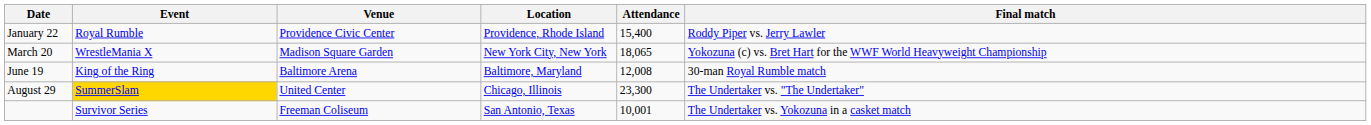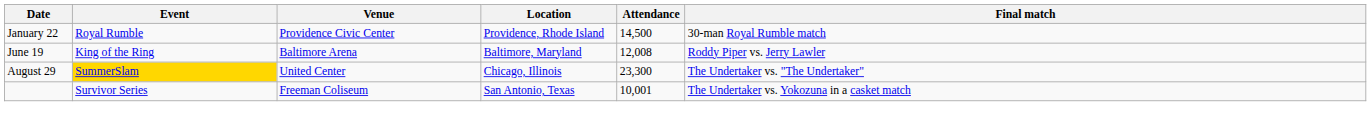(636, 33) 15,400 -> (636, 33) 14,500
(757, 33) Roddy Piper vs. Jerry Lawler -> (757, 33) 30-man Royal Rumble match
- row: (30, 52)
(757, 71) 30-man Royal Rumble match -> (757, 52) Roddy Piper vs. Jerry Lawler
